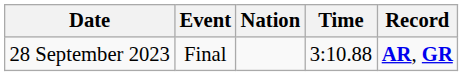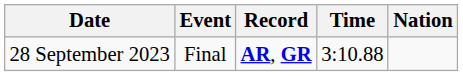columns swapped: (270, 20) <-> (417, 20)
